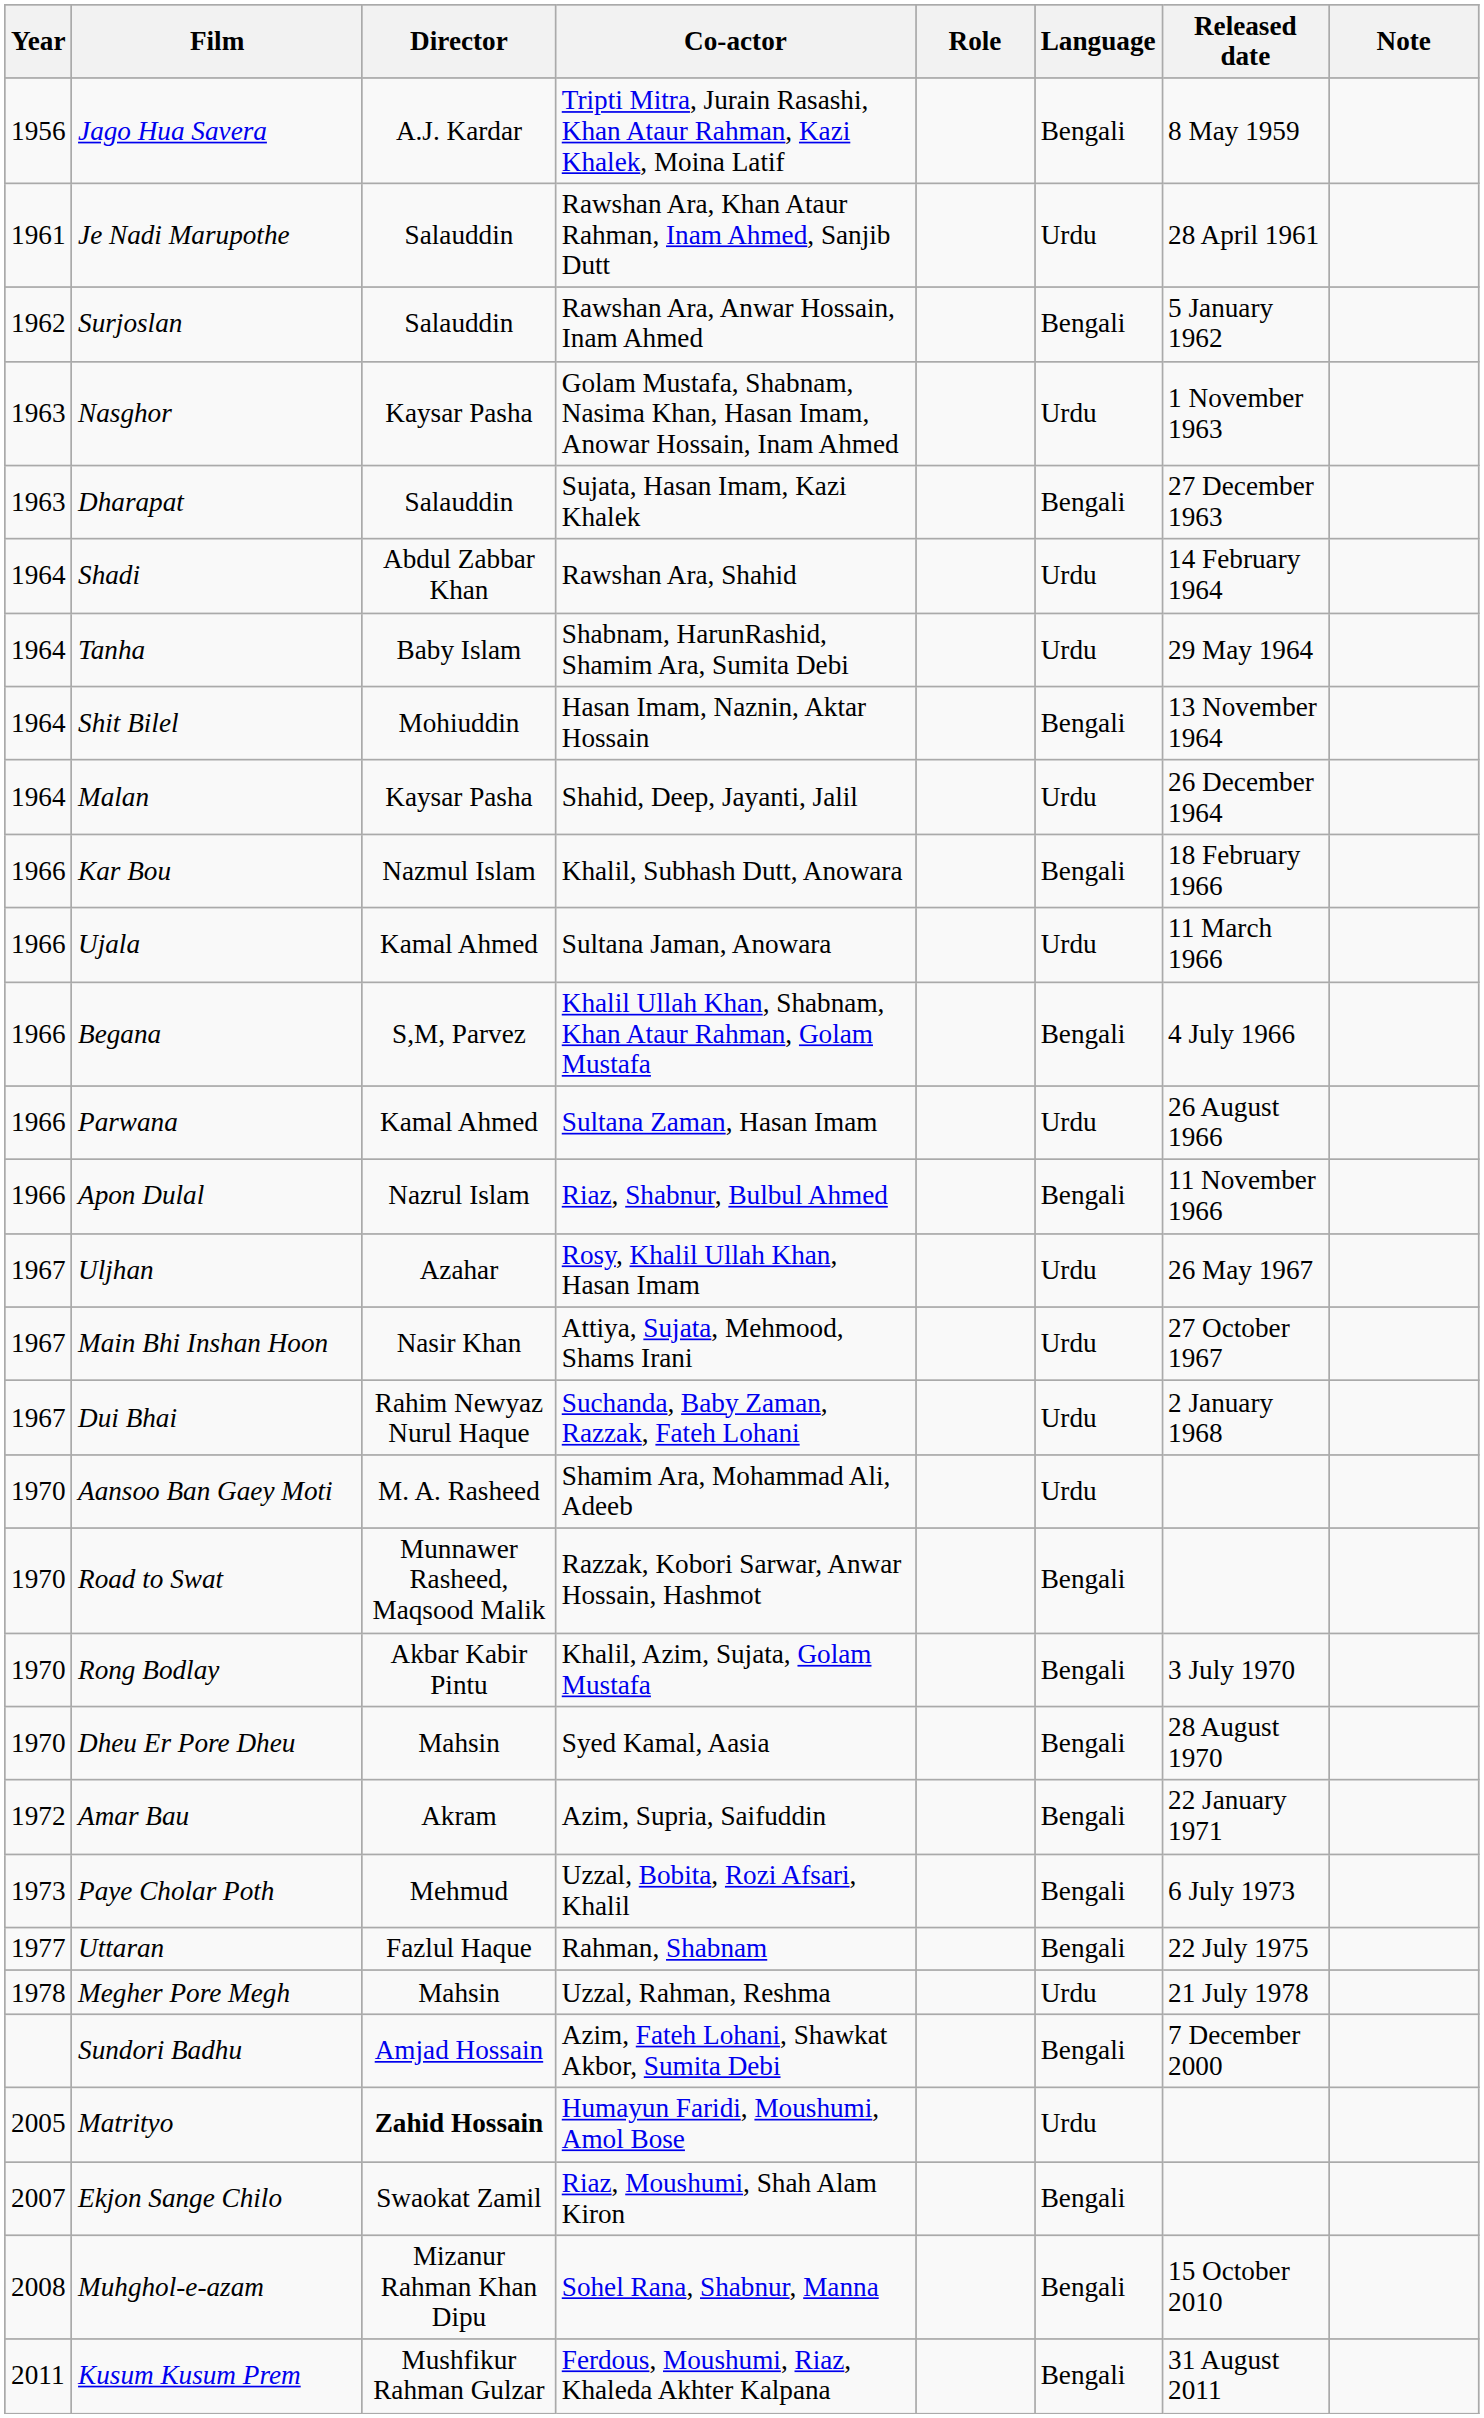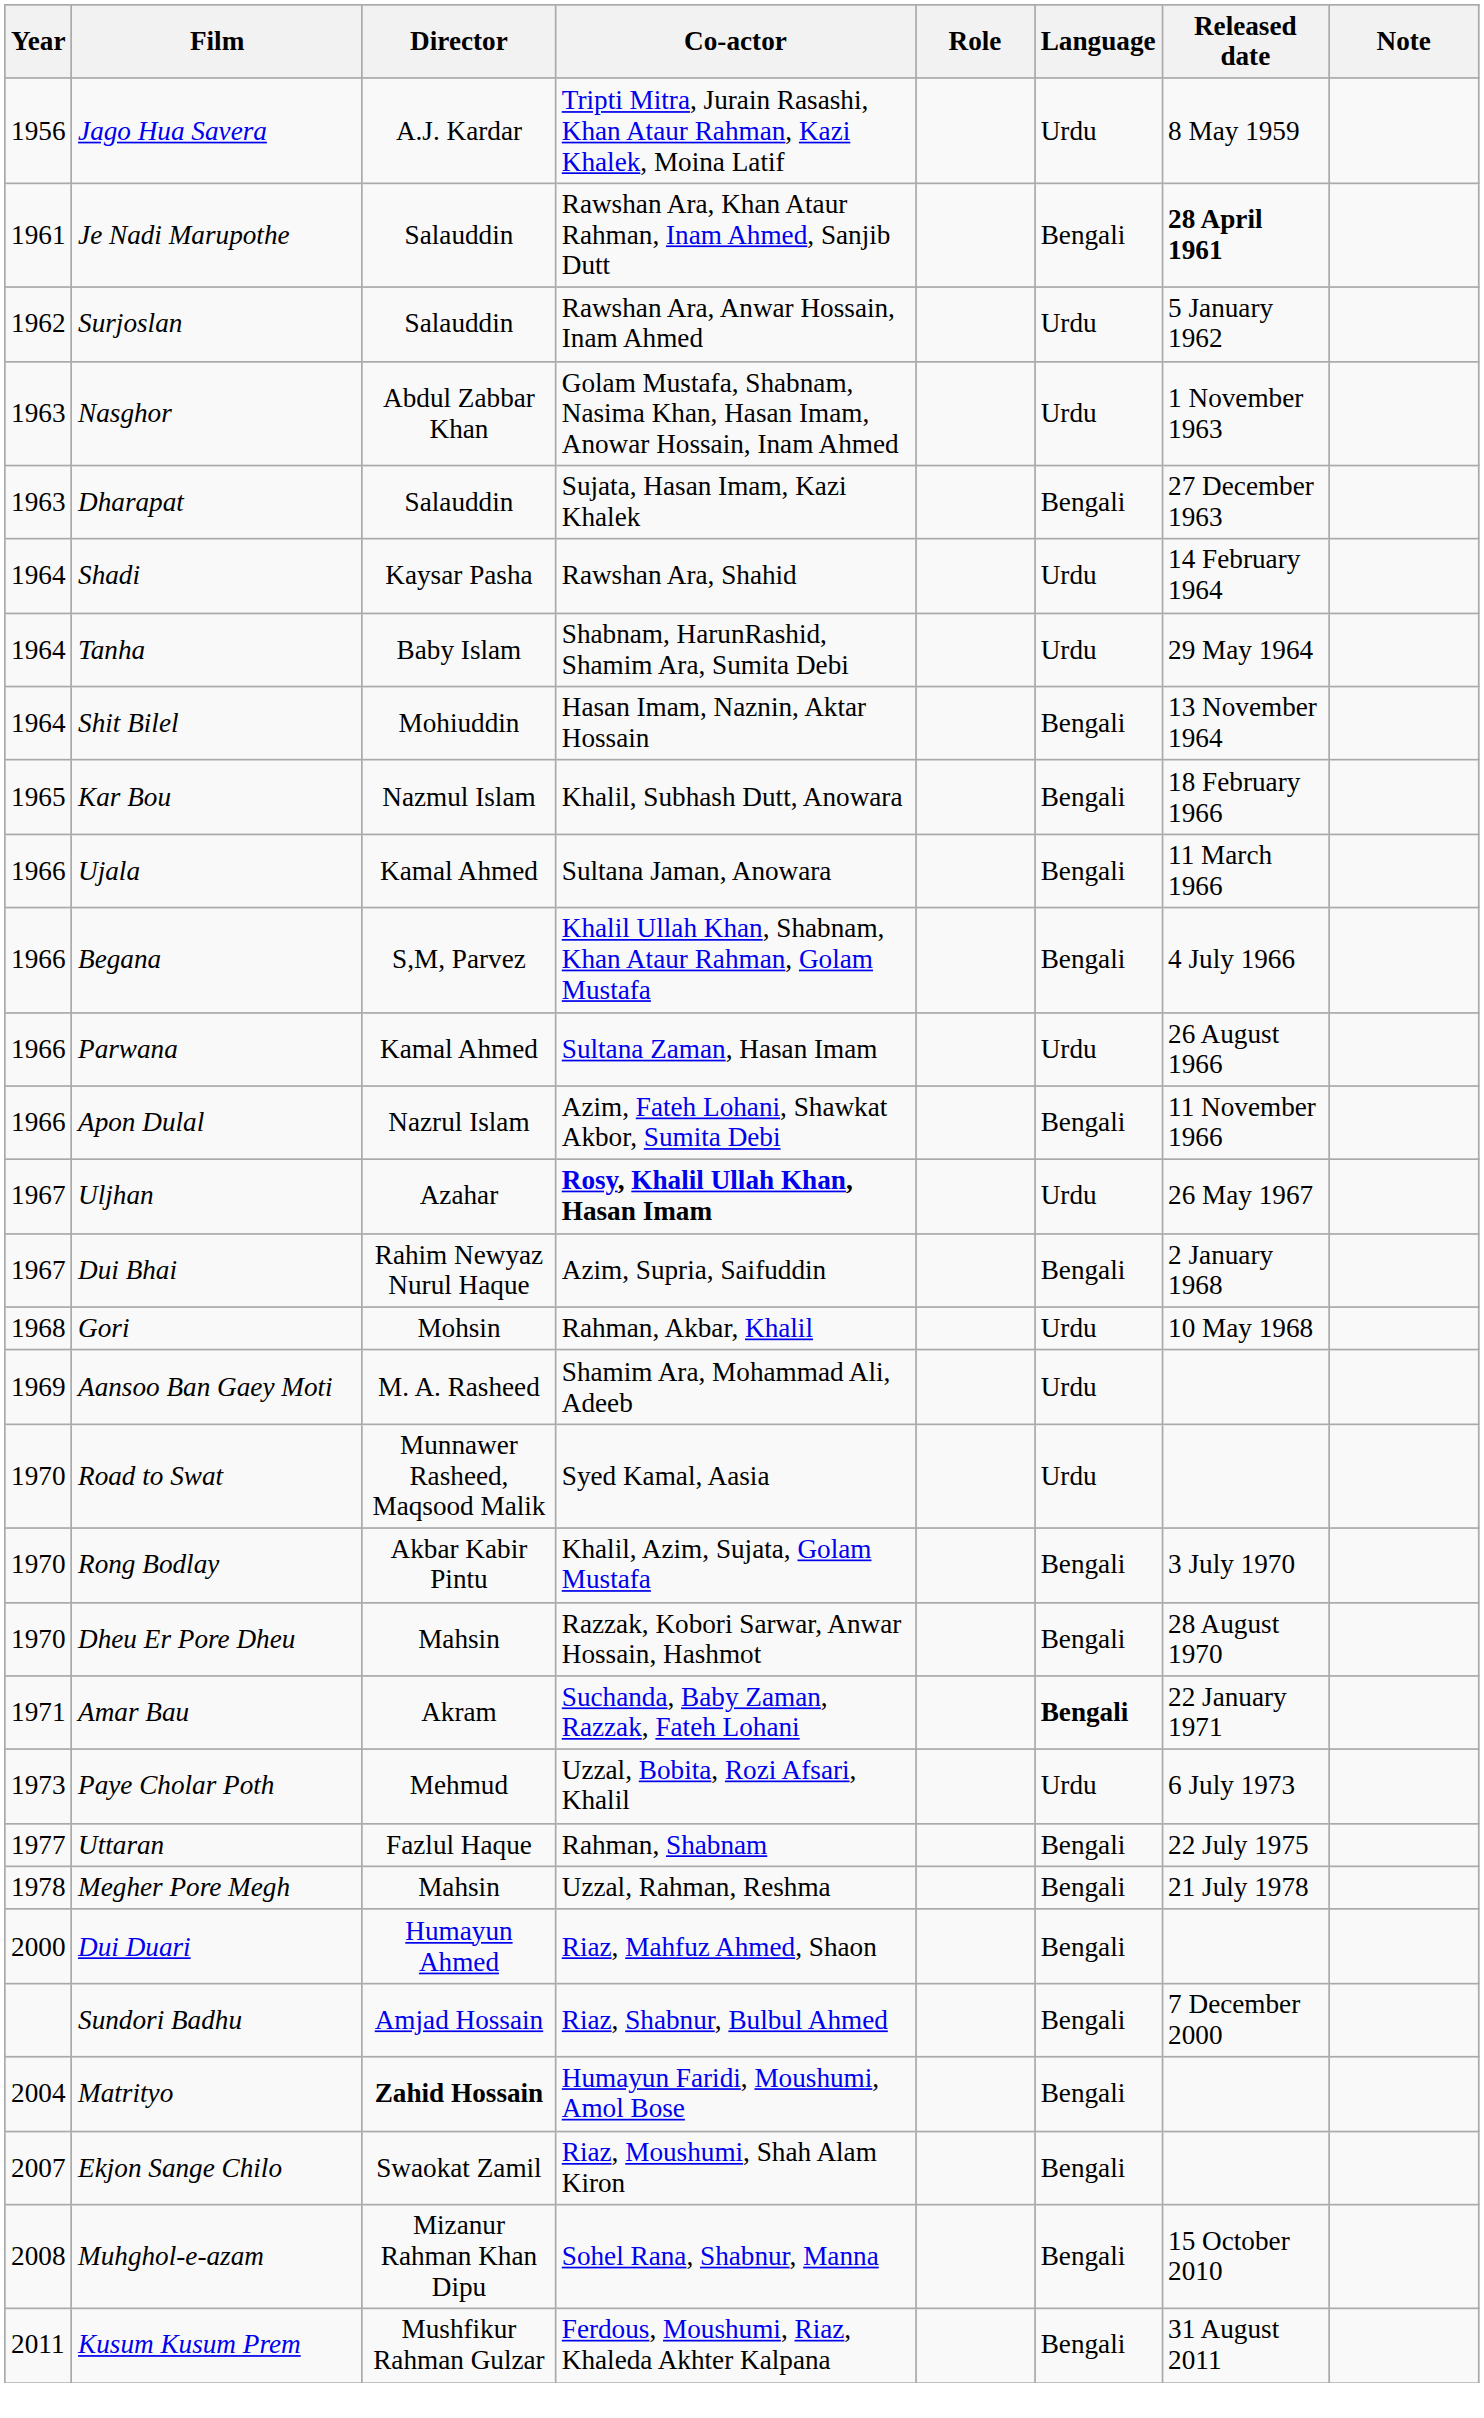(1083, 130) Bengali -> (1069, 130) Urdu
(1069, 234) Urdu -> (1083, 234) Bengali
(1244, 234) normal -> (1215, 234) bold
(1083, 323) Bengali -> (1069, 323) Urdu
(459, 412) Kaysar Pasha -> (459, 412) Abdul Zabbar Khan
(459, 575) Abdul Zabbar Khan -> (459, 575) Kaysar Pasha
- row: (114, 796)
(38, 870) 1966 -> (38, 796) 1965
(1069, 944) Urdu -> (1083, 870) Bengali
(725, 1196) Riaz, Shabnur, Bulbul Ahmed -> (725, 1122) Azim, Fateh Lohani, Shawkat Akbor, Sumita Debi
(700, 1269) normal -> (707, 1196) bold
- row: (203, 1343)
(695, 1417) Suchanda, Baby Zaman, Razzak, Fateh Lohani -> (694, 1269) Azim, Supria, Saifuddin
(1069, 1417) Urdu -> (1083, 1269) Bengali
+ row: (104, 1328)
(38, 1491) 1970 -> (38, 1386) 1969
(732, 1580) Razzak, Kobori Sarwar, Anwar Hossain, Hashmot -> (666, 1475) Syed Kamal, Aasia
(1083, 1580) Bengali -> (1069, 1475) Urdu
(666, 1742) Syed Kamal, Aasia -> (732, 1638) Razzak, Kobori Sarwar, Anwar Hossain, Hashmot
(38, 1816) 1972 -> (38, 1712) 1971
(694, 1816) Azim, Supria, Saifuddin -> (695, 1712) Suchanda, Baby Zaman, Razzak, Fateh Lohani
(1083, 1816) normal -> (1085, 1712) bold
(1083, 1890) Bengali -> (1069, 1785) Urdu
(1069, 1991) Urdu -> (1083, 1887) Bengali
+ row: (134, 1946)
(725, 2050) Azim, Fateh Lohani, Shawkat Akbor, Sumita Debi -> (725, 2019) Riaz, Shabnur, Bulbul Ahmed
(38, 2124) 2005 -> (38, 2093) 2004
(1069, 2124) Urdu -> (1083, 2093) Bengali
